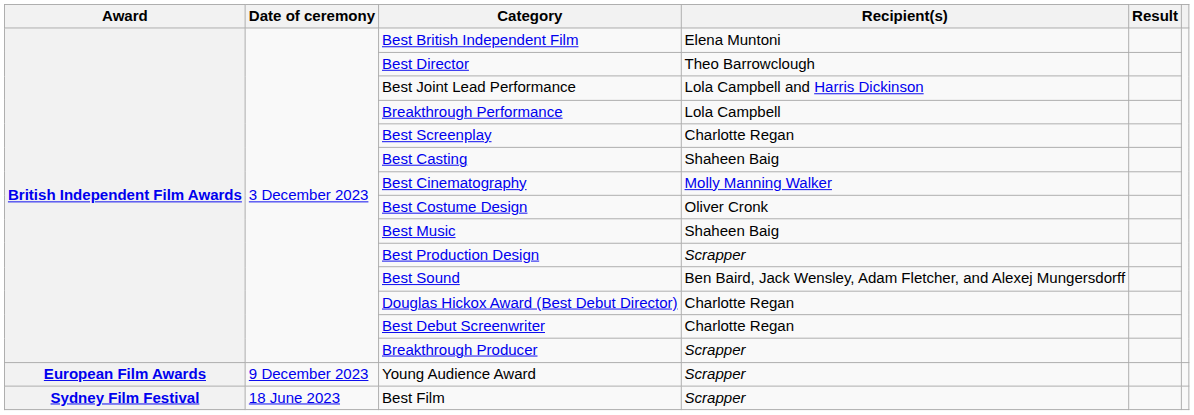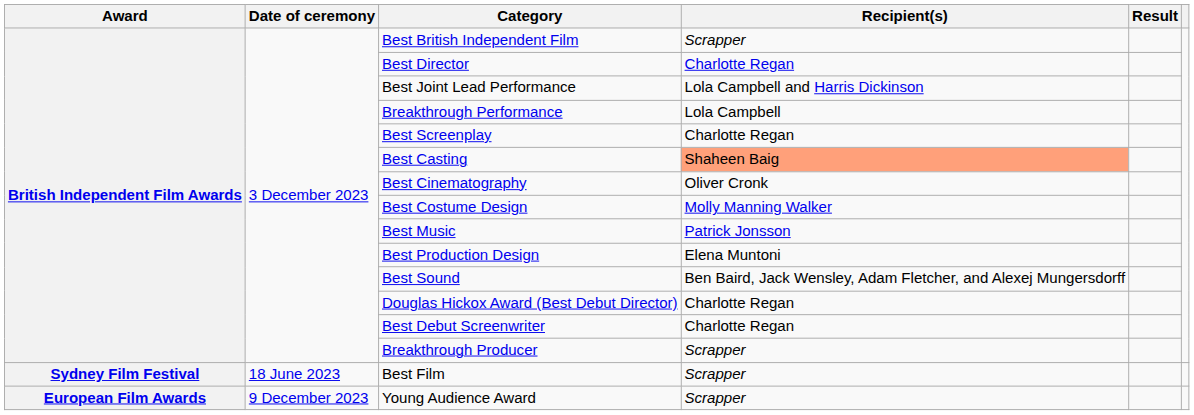(733, 40) Elena Muntoni -> (715, 40) Scrapper
(750, 64) Theo Barrowclough -> (739, 64) Charlotte Regan
(732, 159) no background -> (732, 159) lightsalmon background
(758, 183) Molly Manning Walker -> (726, 183) Oliver Cronk
(726, 207) Oliver Cronk -> (758, 207) Molly Manning Walker
(732, 231) Shaheen Baig -> (738, 231) Patrick Jonsson
(715, 254) Scrapper -> (733, 254) Elena Muntoni
rows swapped: (413, 398) <-> (459, 374)
